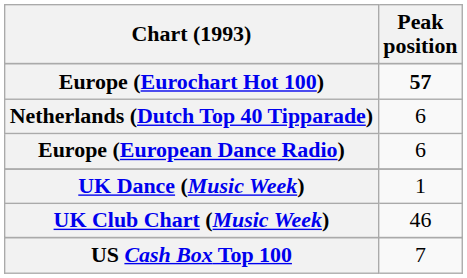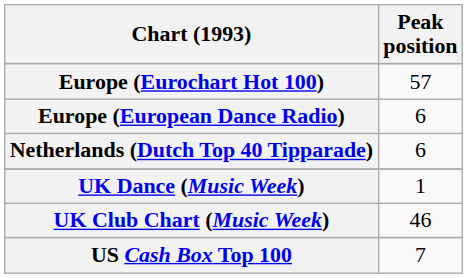(420, 81) bold -> (420, 81) normal
rows swapped: (191, 150) <-> (191, 116)
